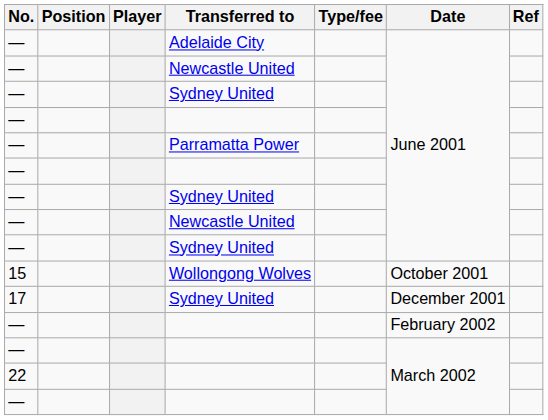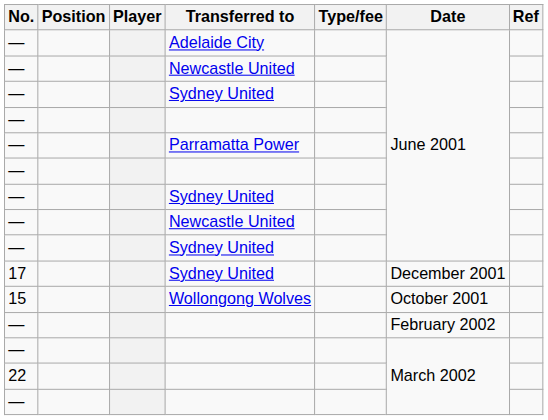rows swapped: (17, 273) <-> (17, 299)
